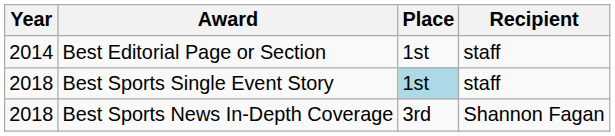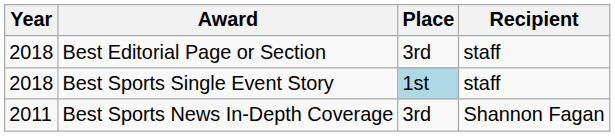(31, 51) 2014 -> (31, 51) 2018
(416, 51) 1st -> (417, 51) 3rd
(31, 114) 2018 -> (31, 114) 2011
